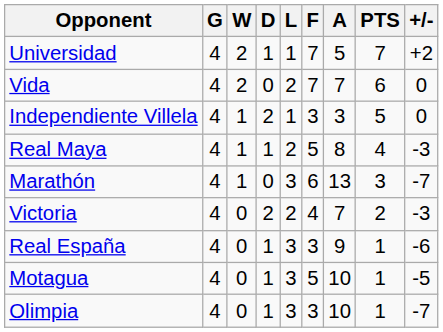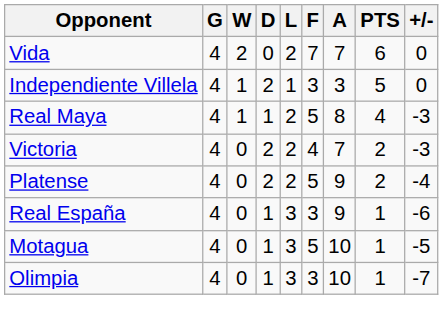- row: (63, 52)
- row: (52, 181)
+ row: (49, 181)
